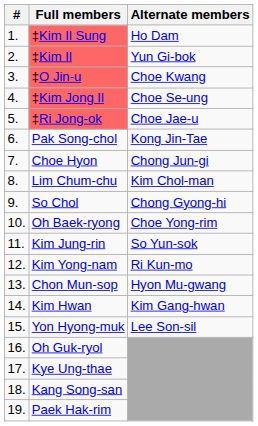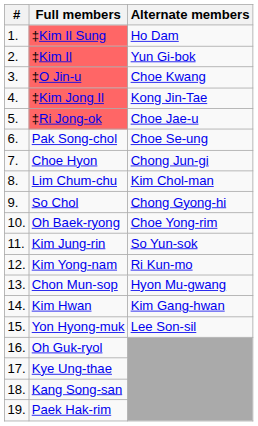(169, 98) Choe Se-ung -> (169, 98) Kong Jin-Tae
(169, 139) Kong Jin-Tae -> (169, 139) Choe Se-ung
